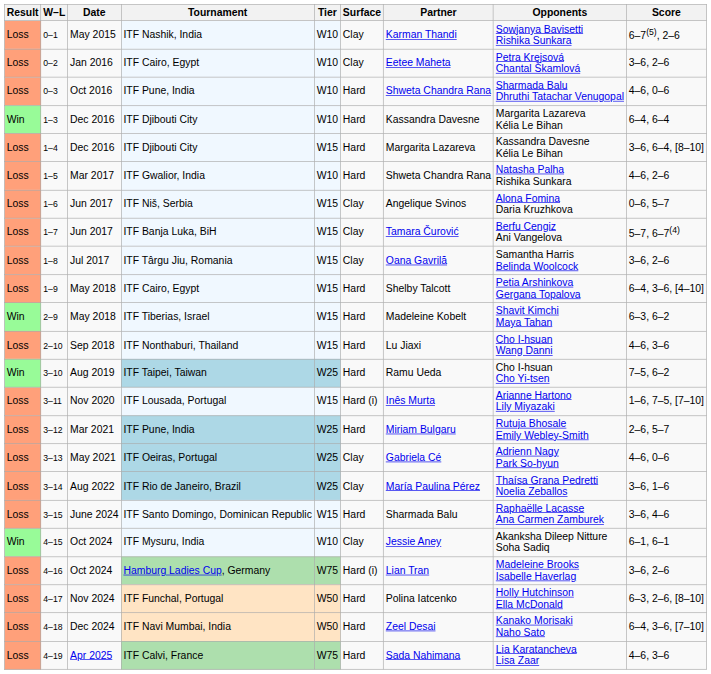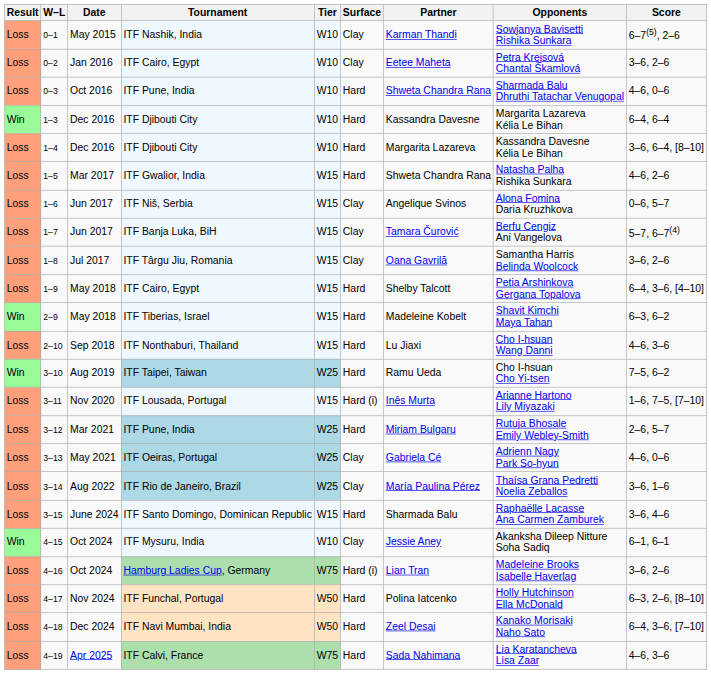(327, 147) W15 -> (327, 147) W10
(327, 176) W10 -> (327, 176) W15
